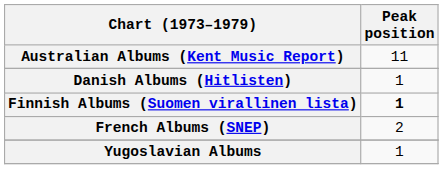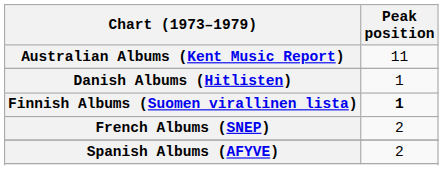+ row: (183, 152)
- row: (183, 152)
